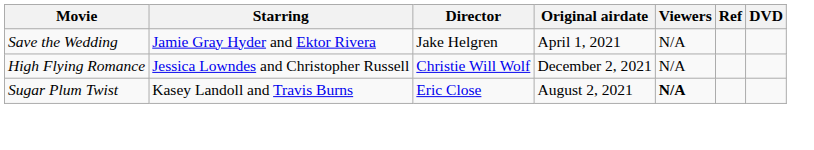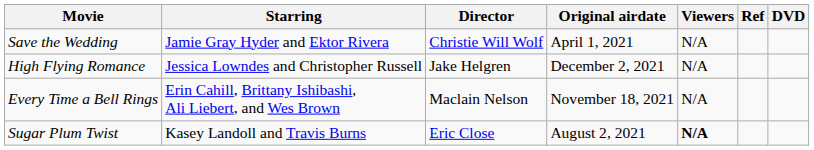(457, 41) Jake Helgren -> (486, 41) Christie Will Wolf
(473, 66) Christie Will Wolf -> (470, 66) Jake Helgren
+ row: (83, 99)
